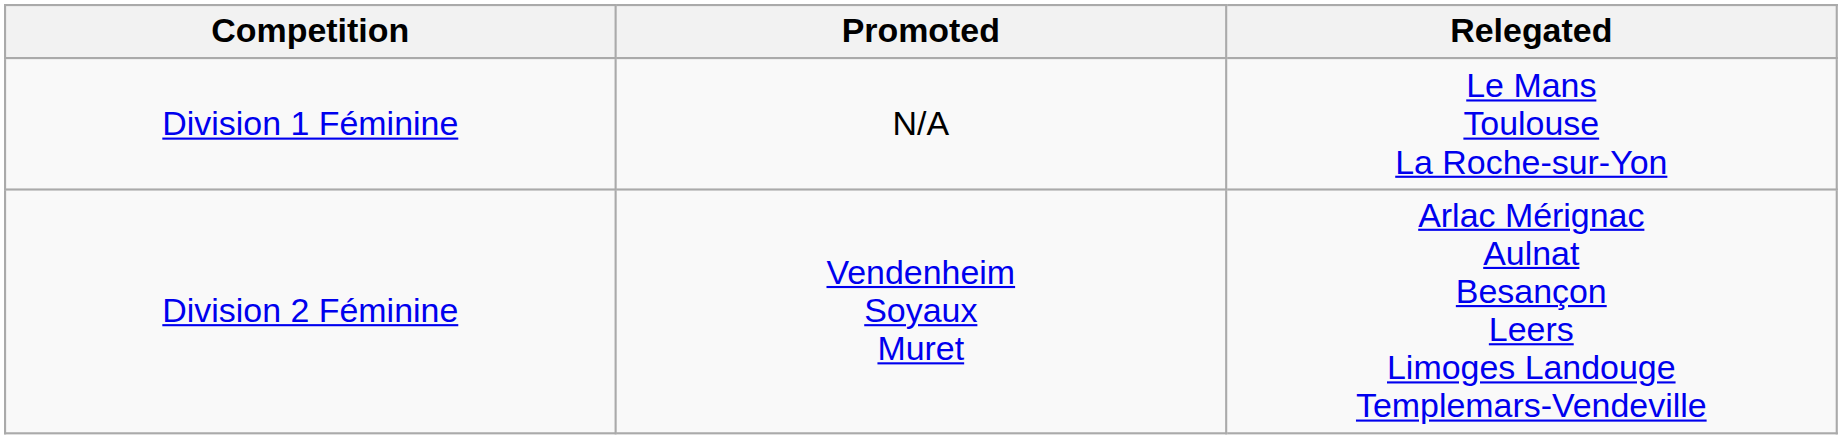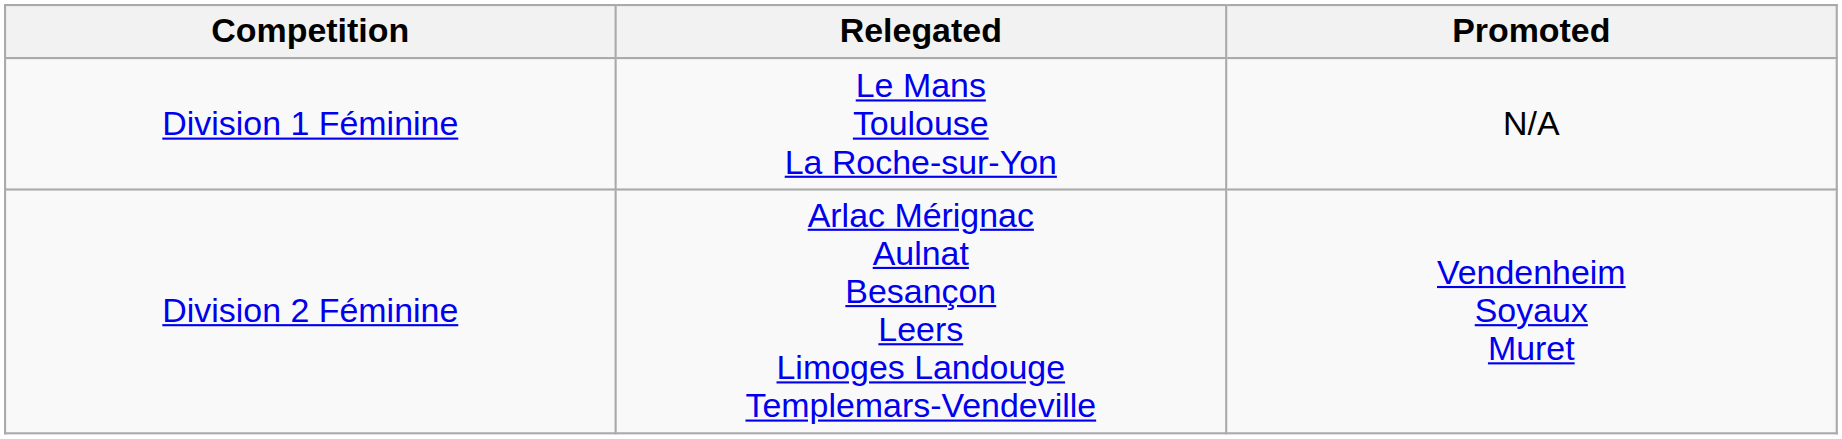columns swapped: (921, 31) <-> (1531, 31)
